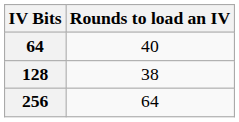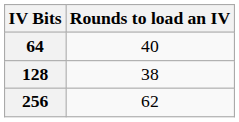(150, 102) 64 -> (150, 102) 62
